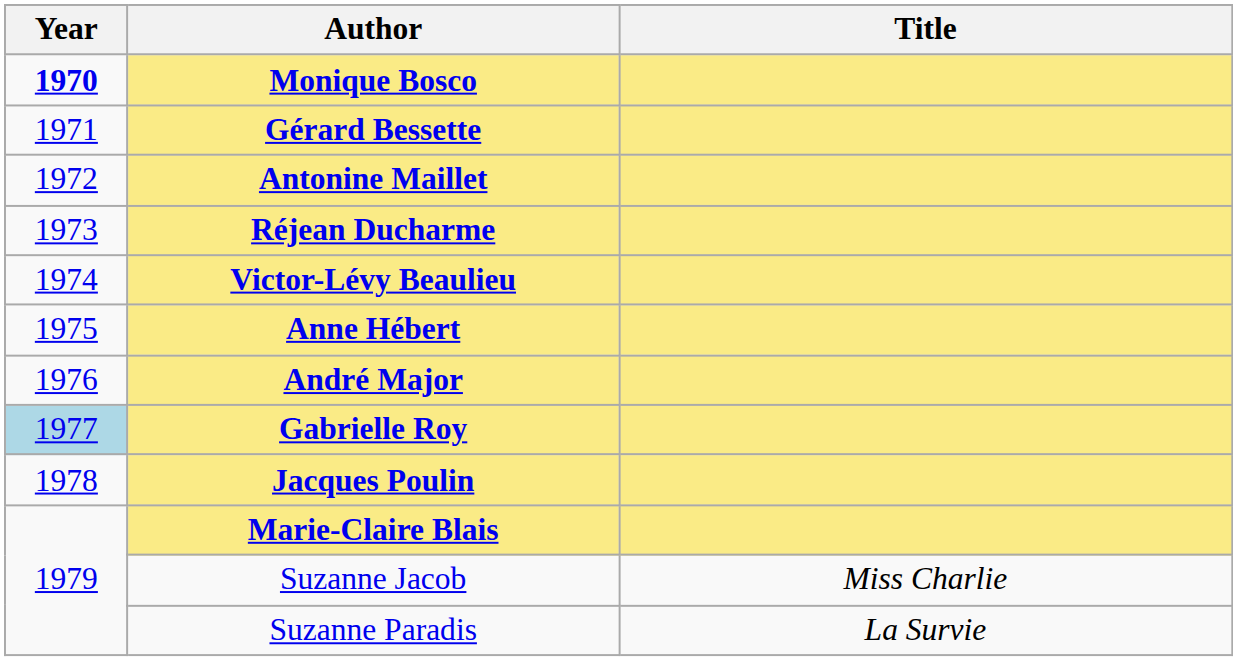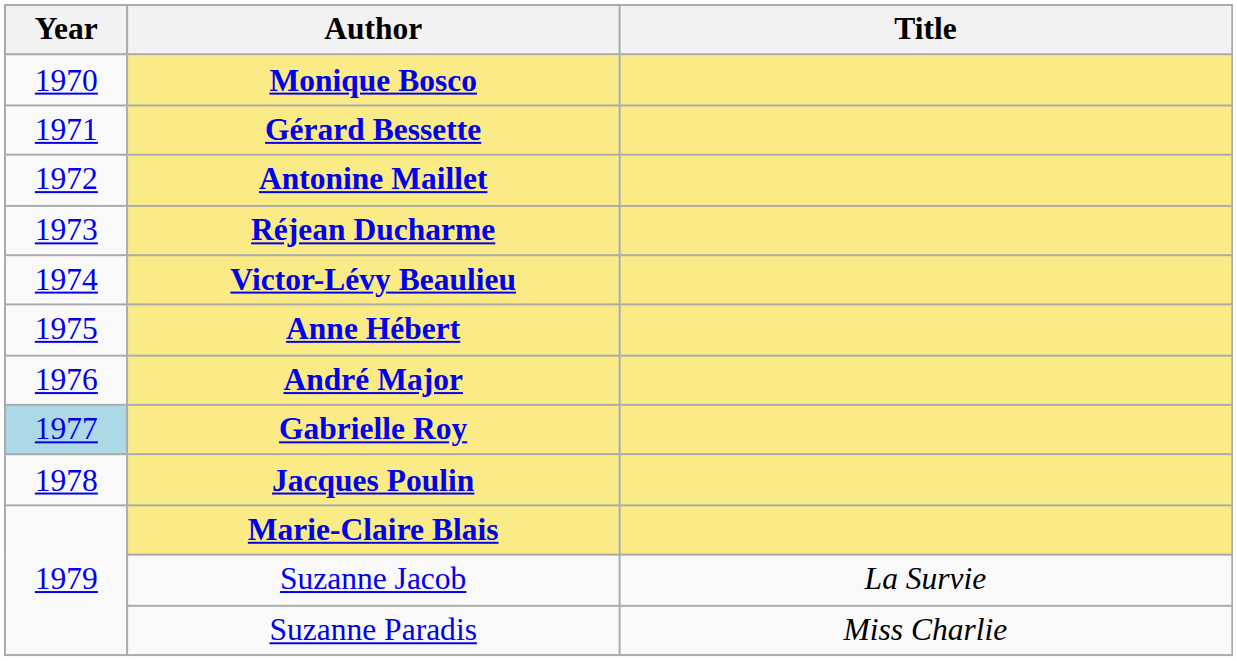(66, 79) bold -> (66, 79) normal
(925, 579) Miss Charlie -> (925, 579) La Survie
(925, 629) La Survie -> (925, 629) Miss Charlie
